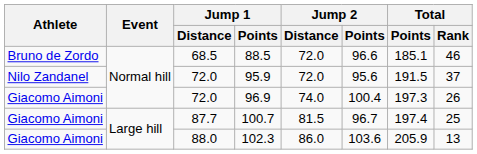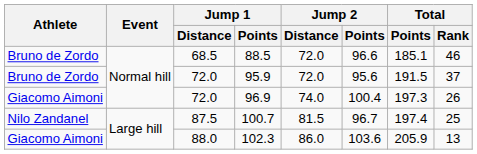(48, 77) Nilo Zandanel -> (53, 77) Bruno de Zordo
(55, 119) Giacomo Aimoni -> (48, 119) Nilo Zandanel
(204, 119) 87.7 -> (204, 119) 87.5
